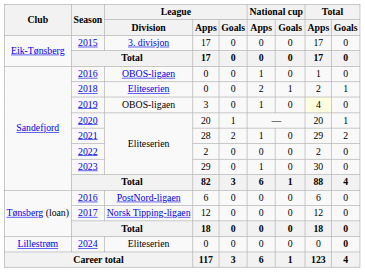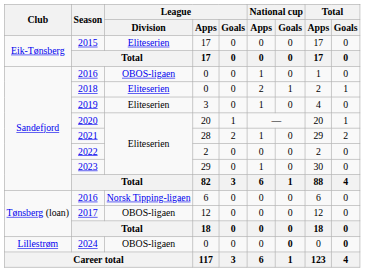(149, 43) 3. divisjon -> (149, 43) Eliteserien
(149, 105) OBOS-ligaen -> (149, 105) Eliteserien
(318, 105) lightyellow background -> (318, 105) no background
(149, 197) PostNord-ligaen -> (149, 197) Norsk Tipping-ligaen
(149, 213) Norsk Tipping-ligaen -> (149, 213) OBOS-ligaen
(149, 244) Eliteserien -> (149, 244) OBOS-ligaen
(290, 244) normal -> (290, 244) bold
